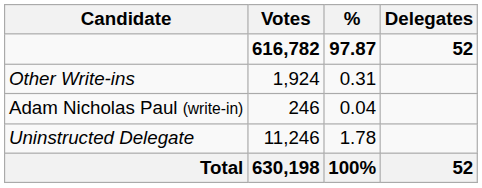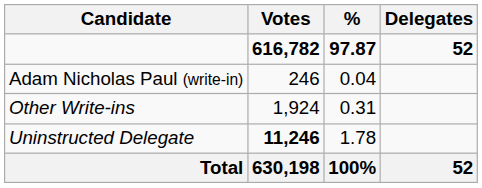rows swapped: (126, 108) <-> (72, 78)
(292, 138) normal -> (292, 138) bold
